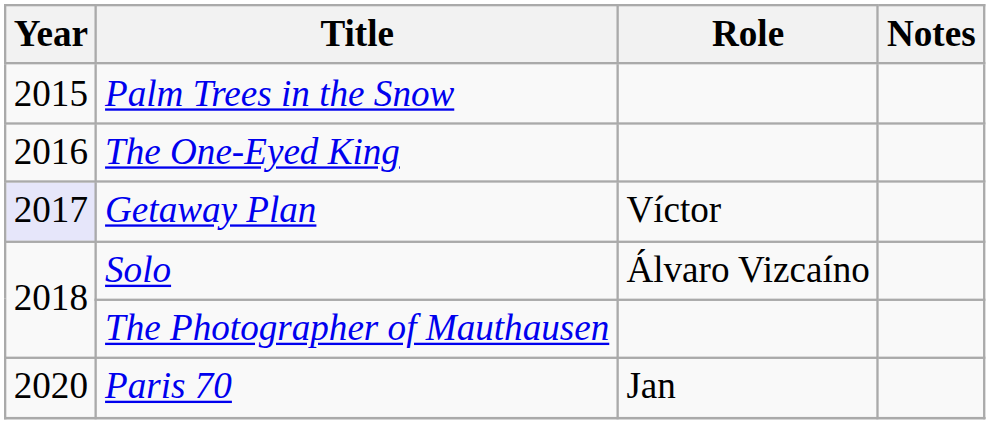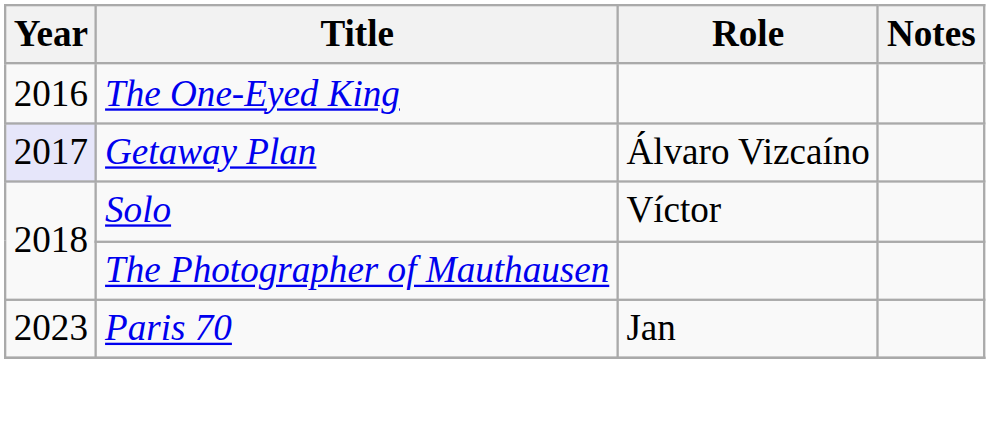- row: (280, 92)
(674, 210) Víctor -> (748, 151) Álvaro Vizcaíno
(748, 269) Álvaro Vizcaíno -> (674, 210) Víctor
(51, 387) 2020 -> (51, 328) 2023
